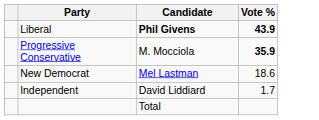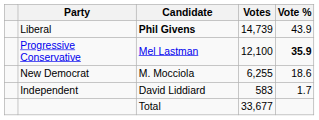+ column: (257, 12)
(265, 29) bold -> (301, 29) normal
(166, 51) M. Mocciola -> (169, 51) Mel Lastman
(169, 73) Mel Lastman -> (166, 73) M. Mocciola
